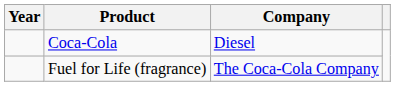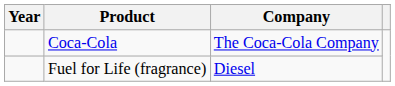(234, 42) Diesel -> (296, 42) The Coca-Cola Company
(296, 68) The Coca-Cola Company -> (234, 68) Diesel
